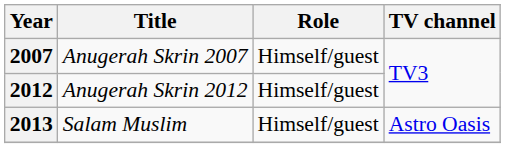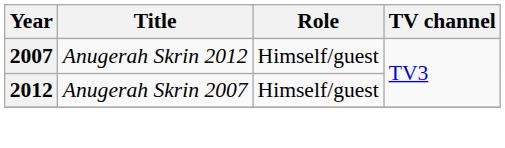(155, 55) Anugerah Skrin 2007 -> (155, 55) Anugerah Skrin 2012
(155, 90) Anugerah Skrin 2012 -> (155, 90) Anugerah Skrin 2007
- row: (31, 124)
